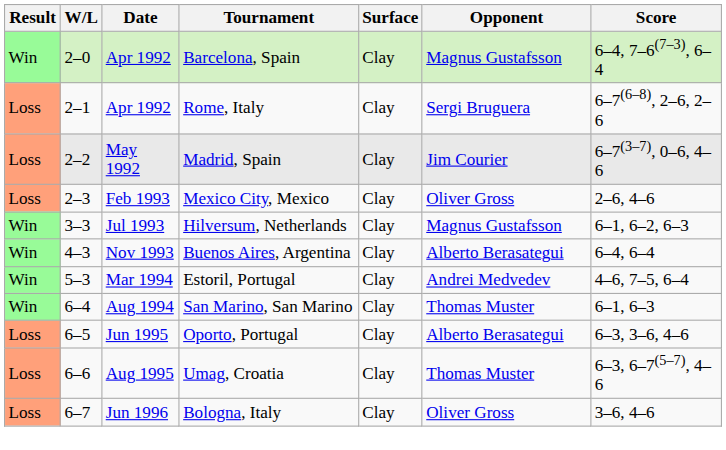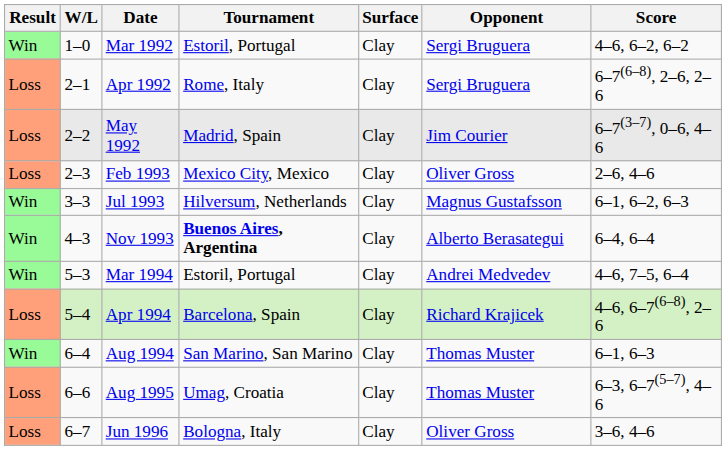+ row: (77, 45)
- row: (77, 57)
(267, 252) normal -> (233, 238) bold
+ row: (77, 314)
- row: (77, 334)
